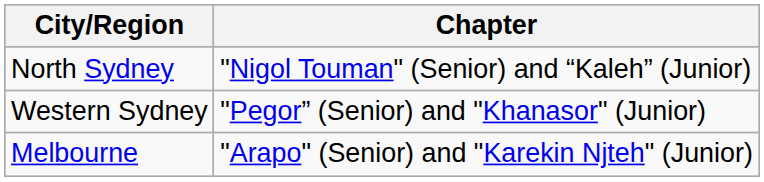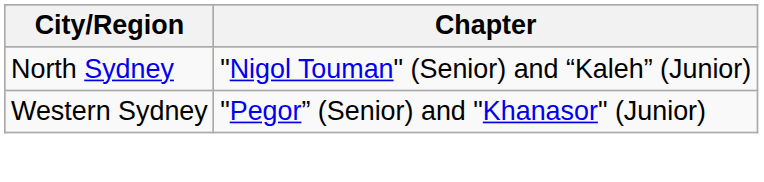- row: (75, 153)
